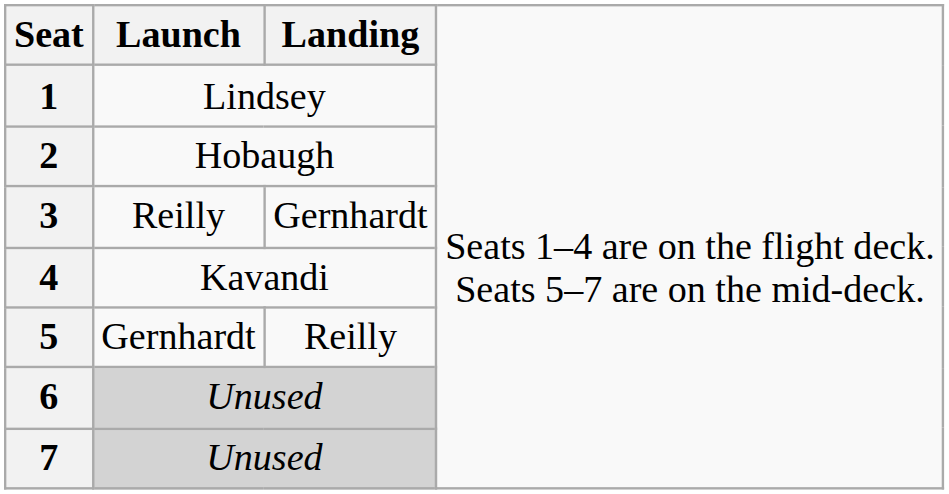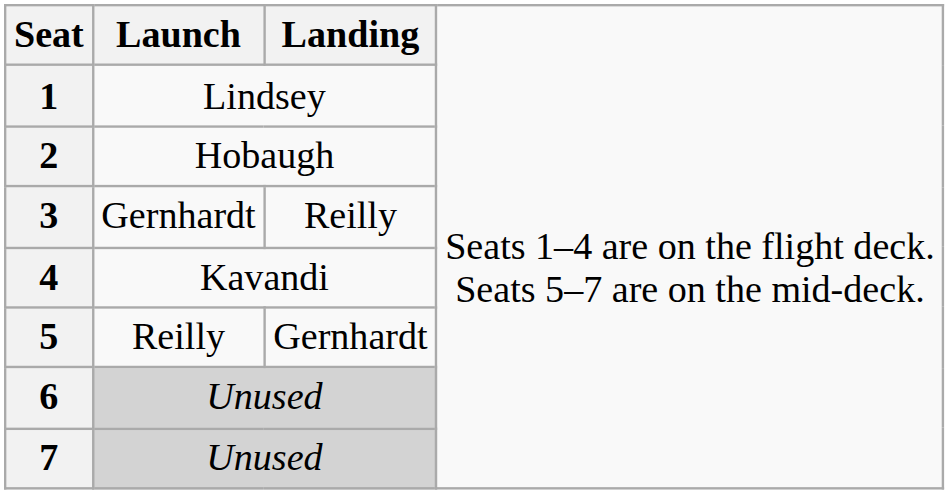(179, 215) Reilly -> (179, 215) Gernhardt
(350, 215) Gernhardt -> (350, 215) Reilly
(179, 336) Gernhardt -> (179, 336) Reilly
(350, 336) Reilly -> (350, 336) Gernhardt
